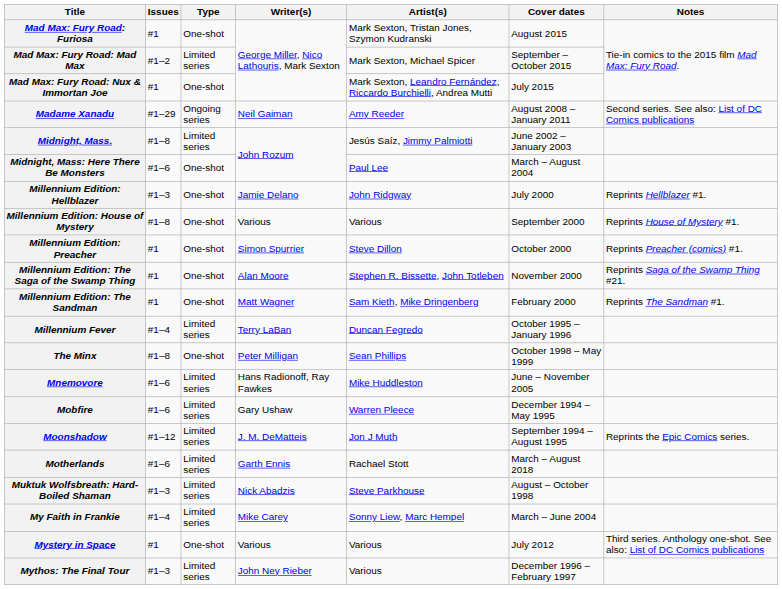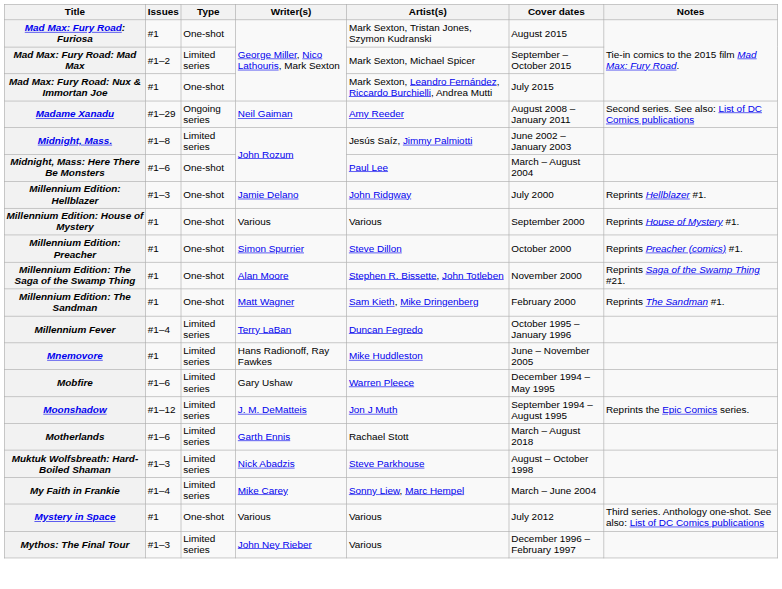(159, 221) #1–8 -> (153, 221) #1
- row: (75, 356)
(159, 383) #1–6 -> (153, 356) #1
